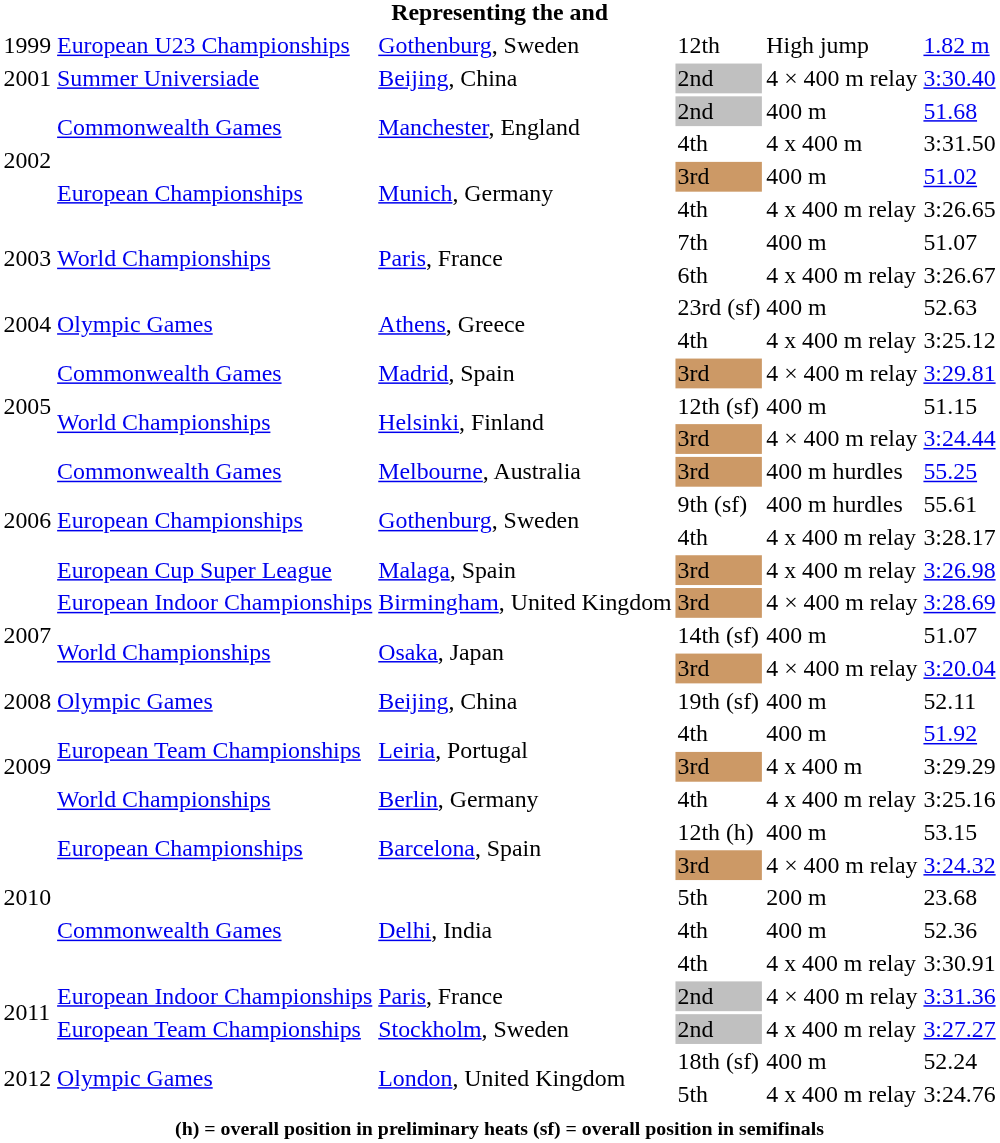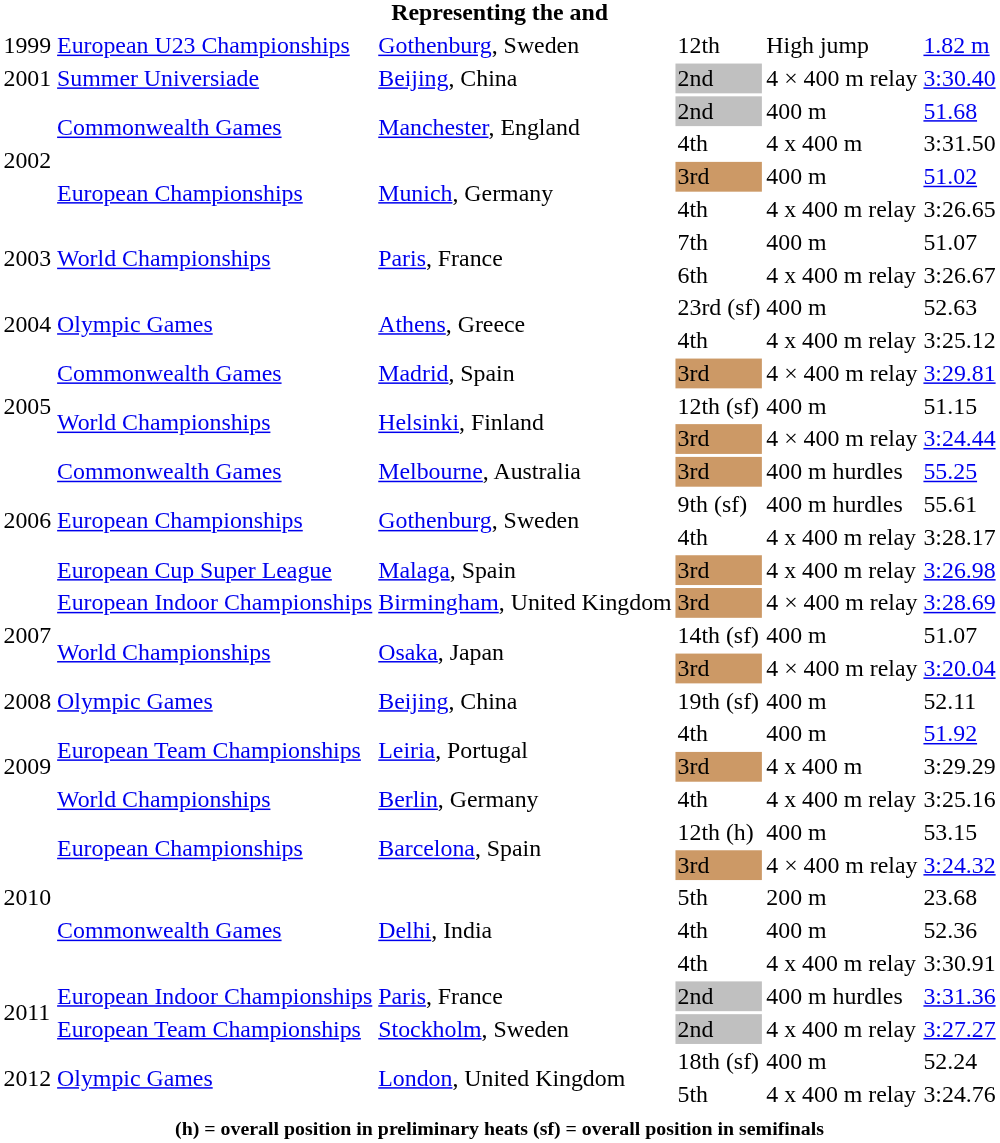(842, 996) 4 × 400 m relay -> (835, 996) 400 m hurdles
